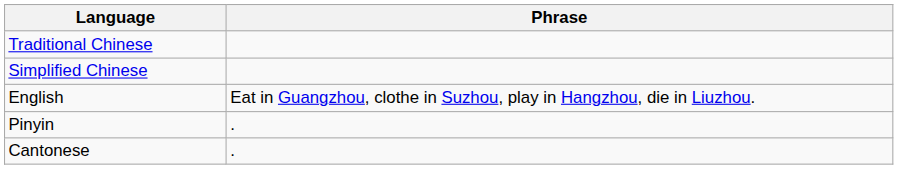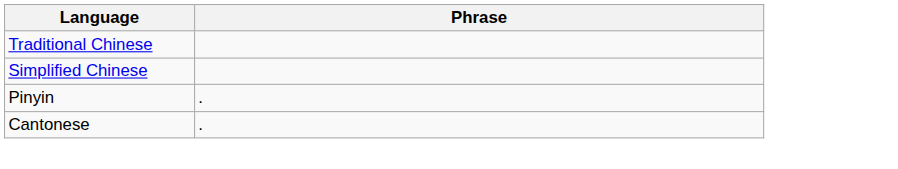- row: (36, 97)
